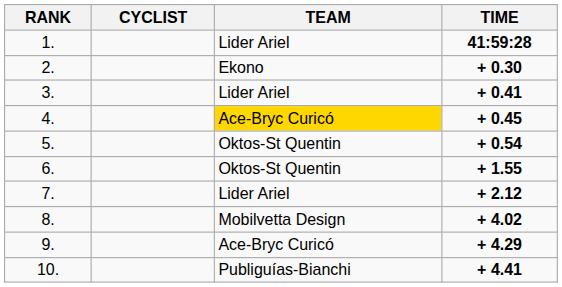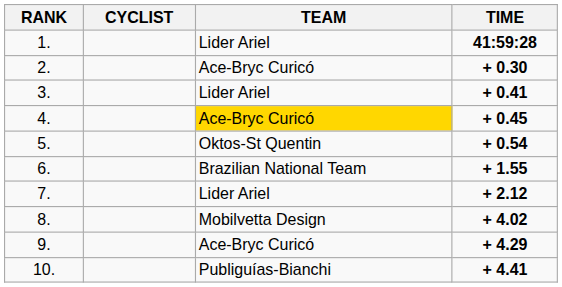(241, 68) Ekono -> (256, 68) Ace-Bryc Curicó
(280, 169) Oktos-St Quentin -> (282, 169) Brazilian National Team
